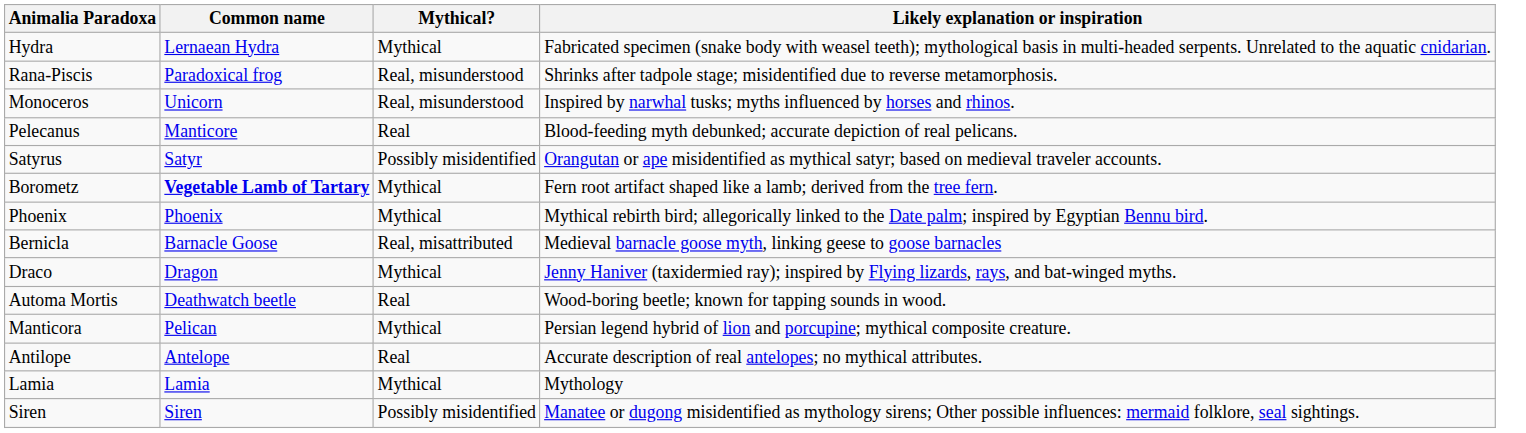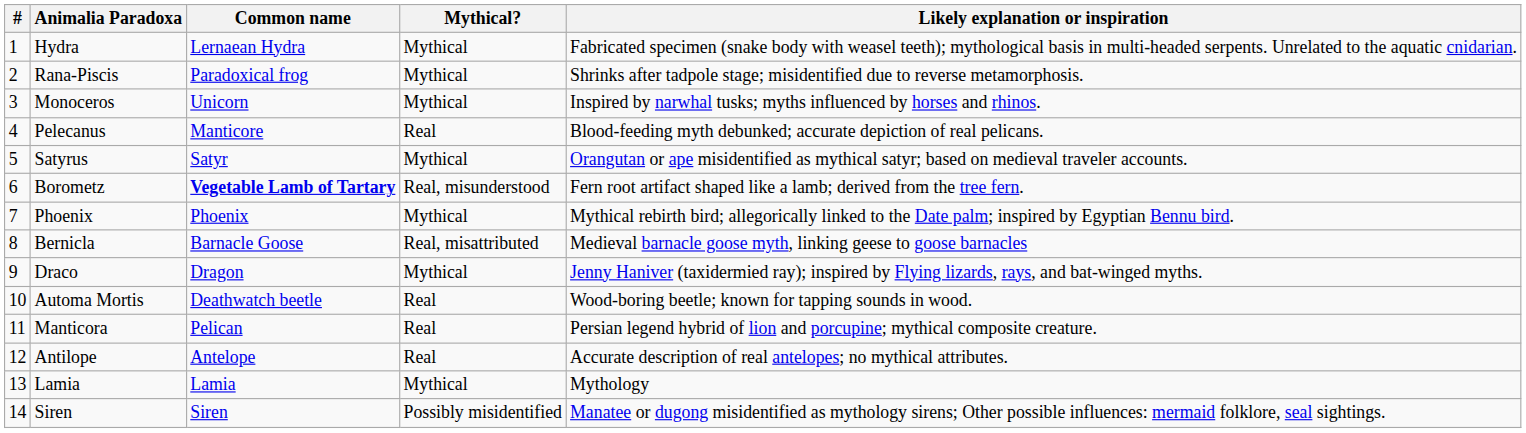+ column: (18, 18)
(451, 74) Real, misunderstood -> (436, 74) Mythical
(451, 103) Real, misunderstood -> (436, 103) Mythical
(457, 159) Possibly misidentified -> (436, 159) Mythical
(410, 187) Mythical -> (477, 187) Real, misunderstood
(410, 328) Mythical -> (420, 328) Real
